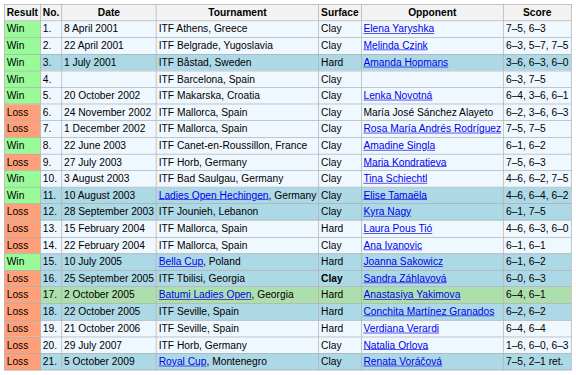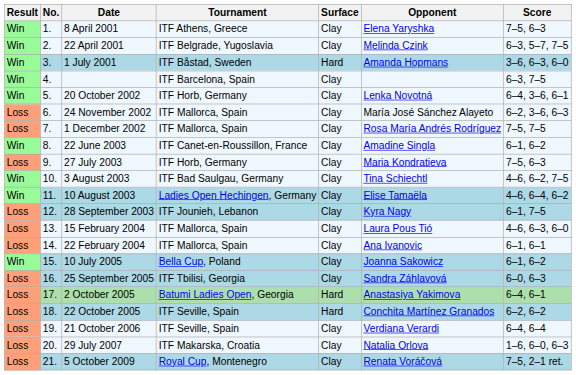(209, 95) ITF Makarska, Croatia -> (203, 95) ITF Horb, Germany
(332, 228) Hard -> (331, 228) Clay
(332, 261) Hard -> (331, 261) Clay
(332, 278) bold -> (331, 278) normal
(332, 328) Hard -> (331, 328) Clay
(203, 344) ITF Horb, Germany -> (209, 344) ITF Makarska, Croatia
